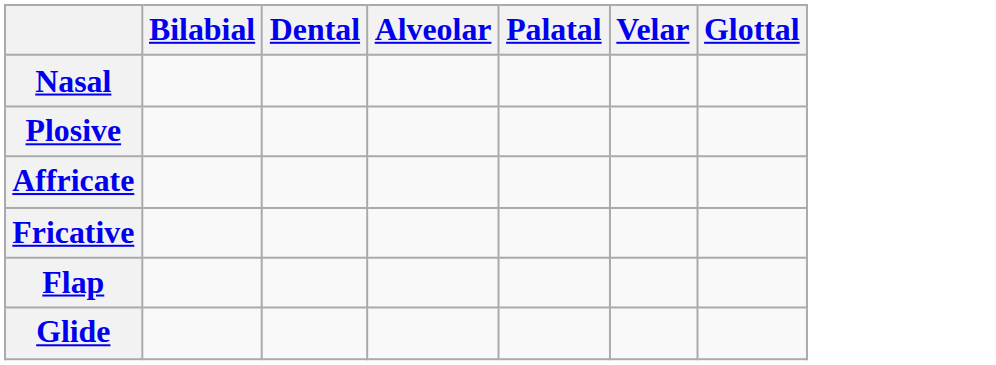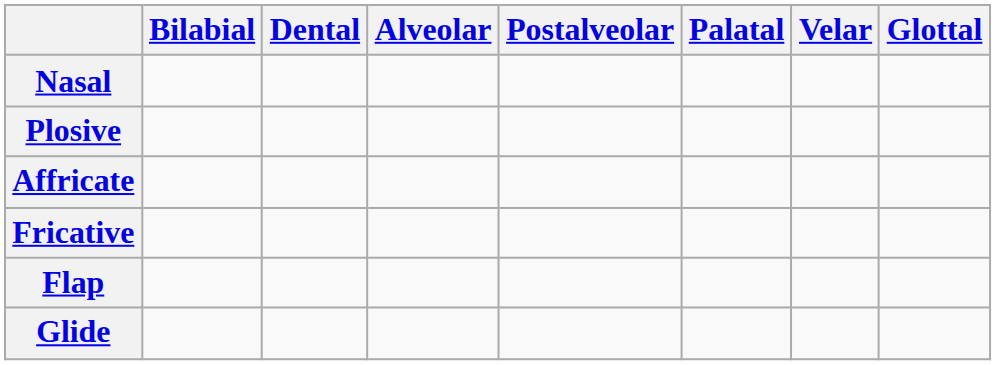+ column: (590, 29)
